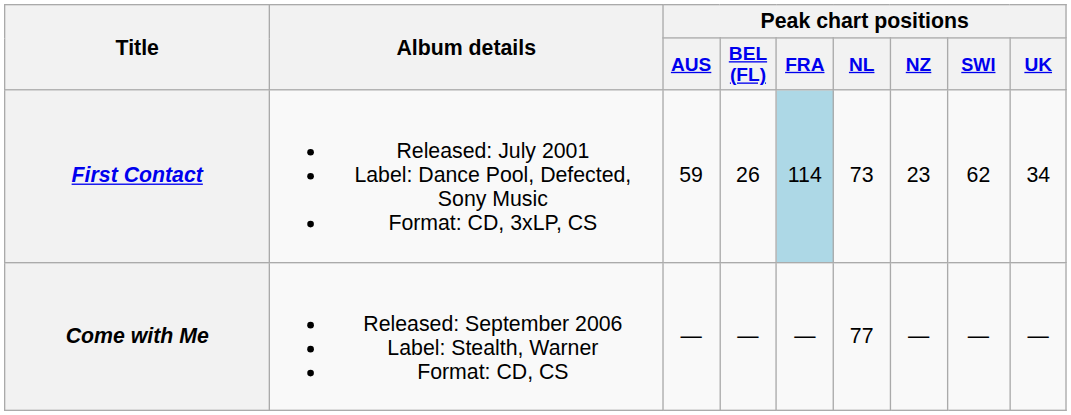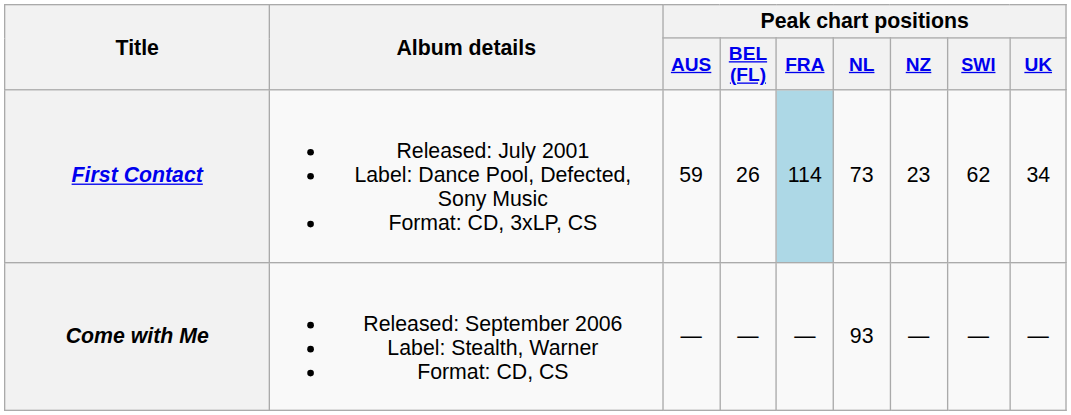(862, 335) 77 -> (862, 335) 93
